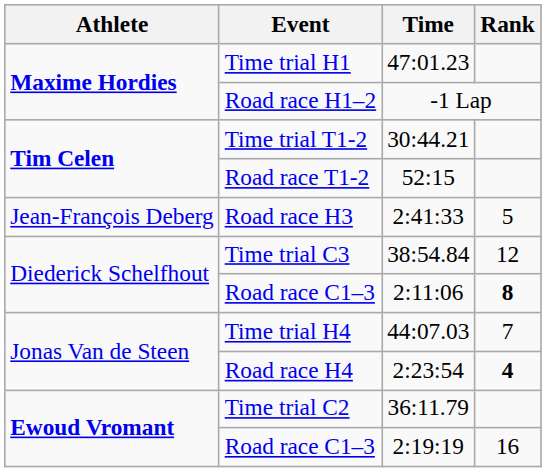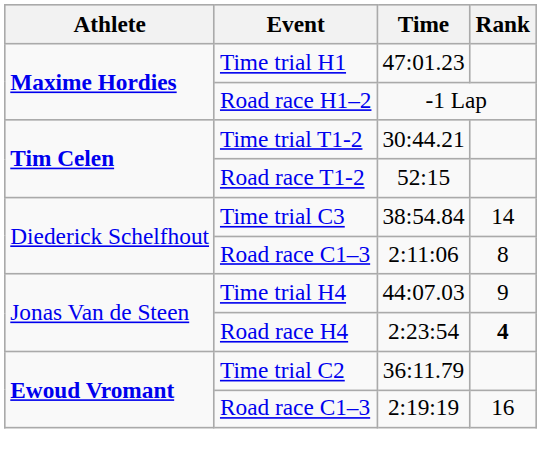- row: (289, 216)
(508, 254) 12 -> (503, 216) 14
(508, 293) bold -> (503, 254) normal
(508, 331) 7 -> (503, 293) 9
